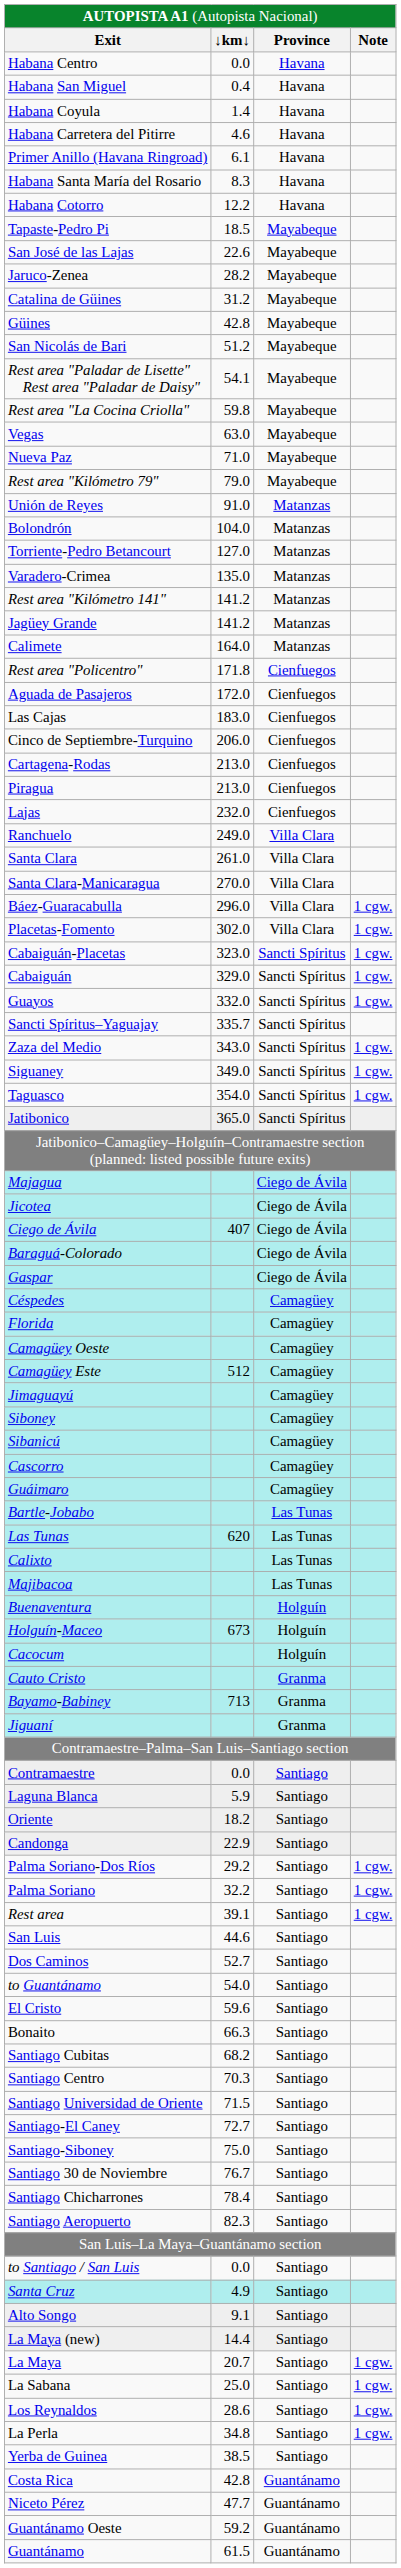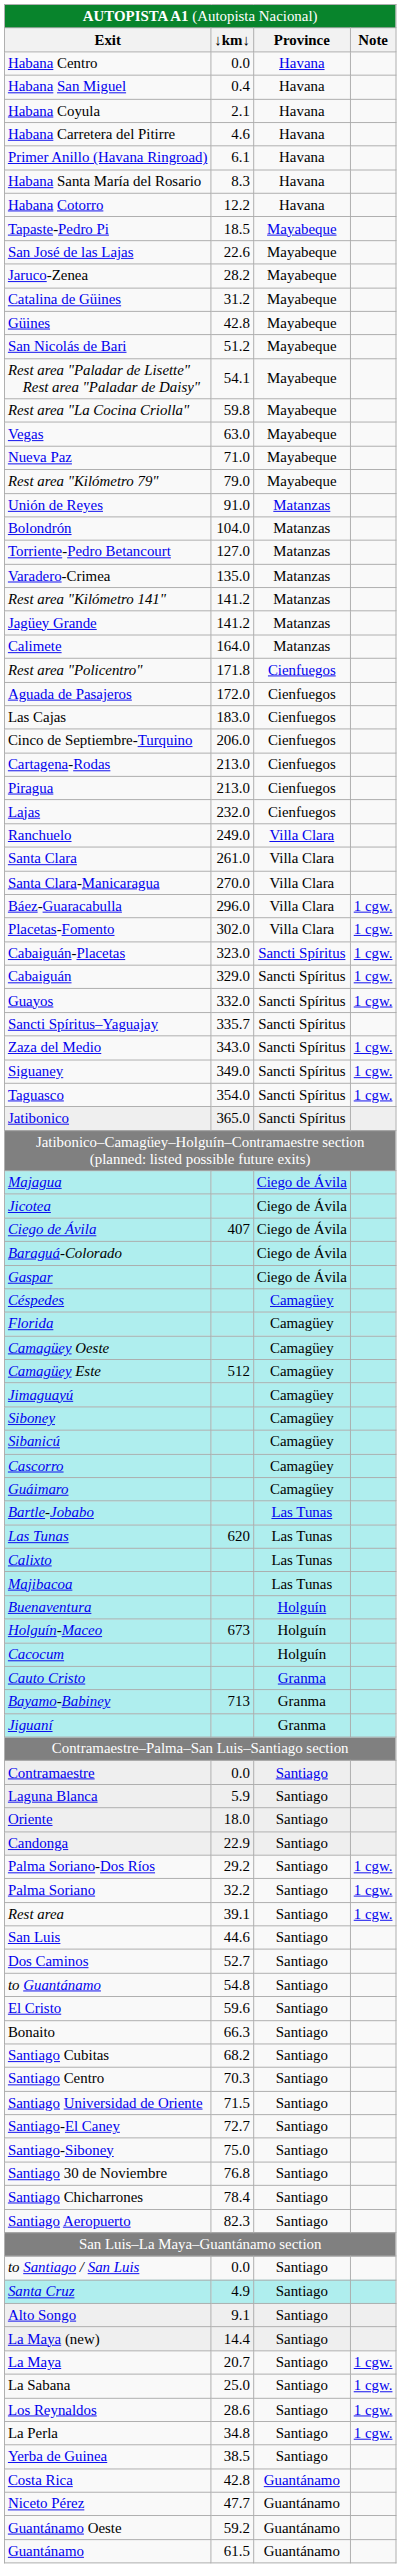(241, 110) 1.4 -> (241, 110) 2.1
(237, 1819) 18.2 -> (237, 1819) 18.0
(237, 1984) 54.0 -> (237, 1984) 54.8
(237, 2173) 76.7 -> (237, 2173) 76.8
